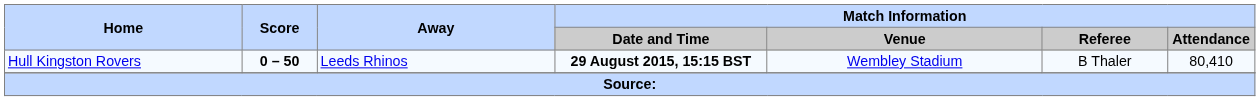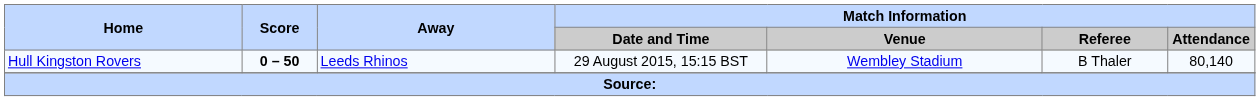(661, 61) bold -> (661, 61) normal
(1211, 61) 80,410 -> (1211, 61) 80,140
